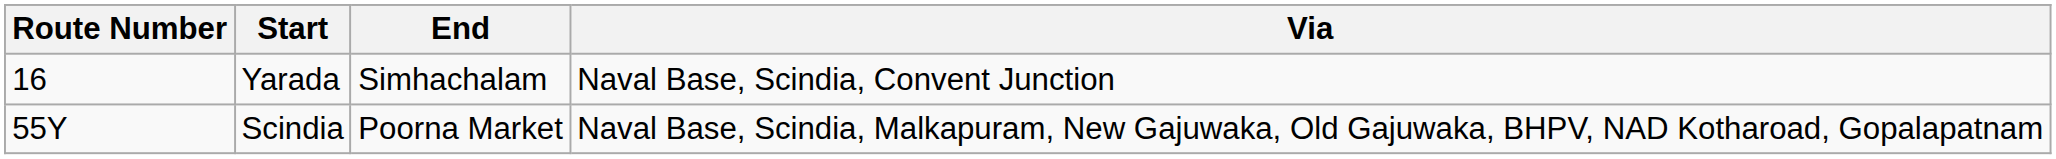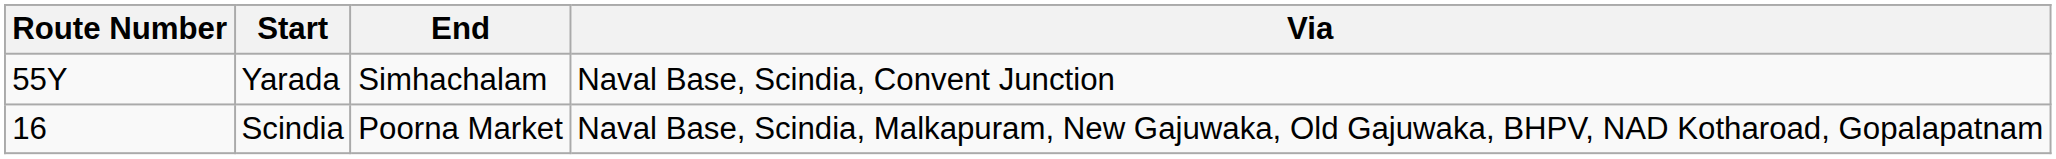(30, 78) 16 -> (40, 78) 55Y
(40, 128) 55Y -> (30, 128) 16
